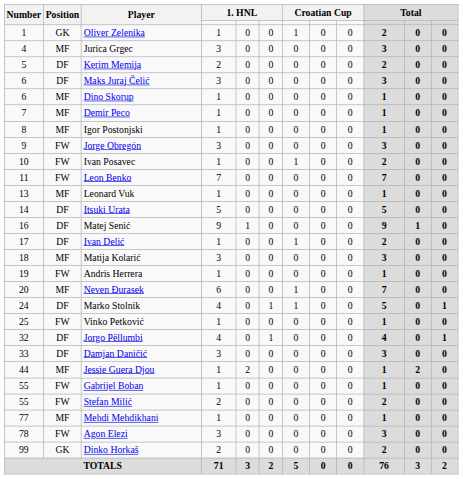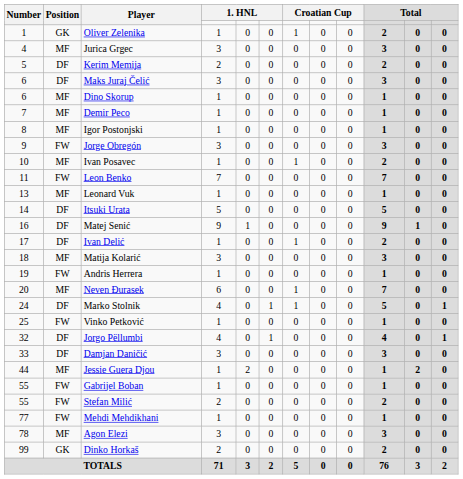(62, 161) FW -> (62, 161) MF
(62, 418) MF -> (62, 418) FW
(62, 434) FW -> (62, 434) MF
